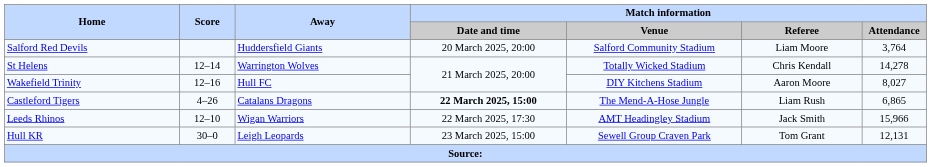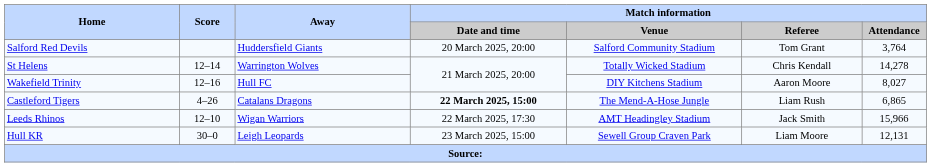(802, 48) Liam Moore -> (802, 48) Tom Grant
(802, 135) Tom Grant -> (802, 135) Liam Moore
